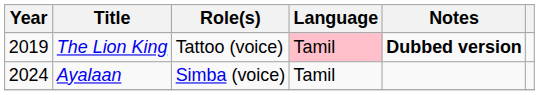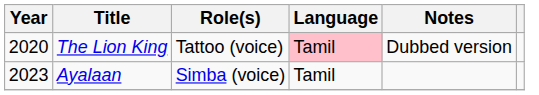(29, 47) 2019 -> (29, 47) 2020
(454, 47) bold -> (449, 47) normal
(29, 75) 2024 -> (29, 75) 2023
